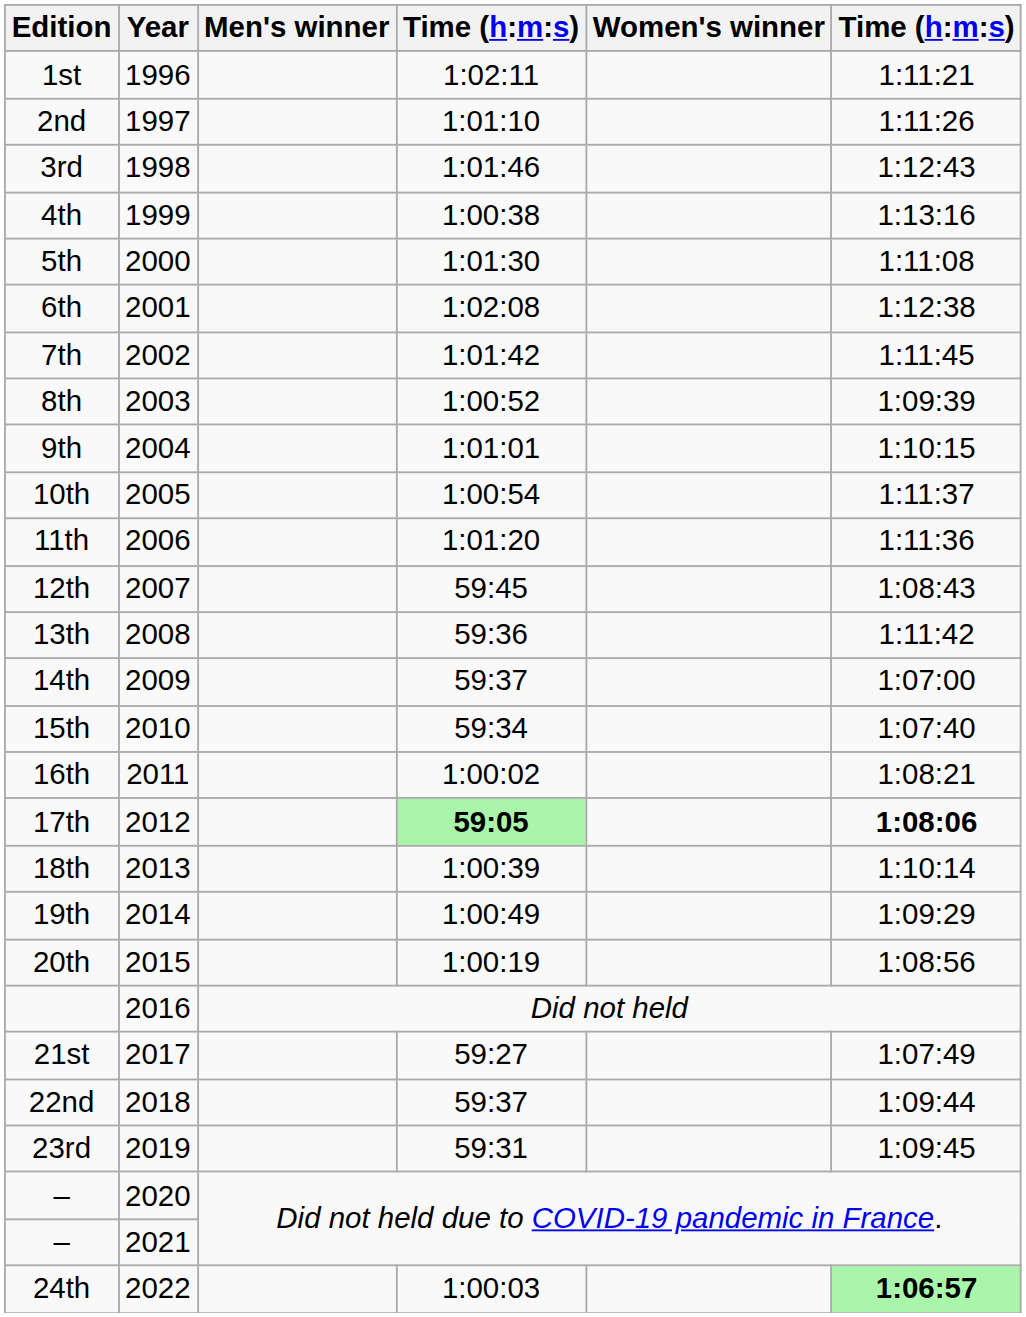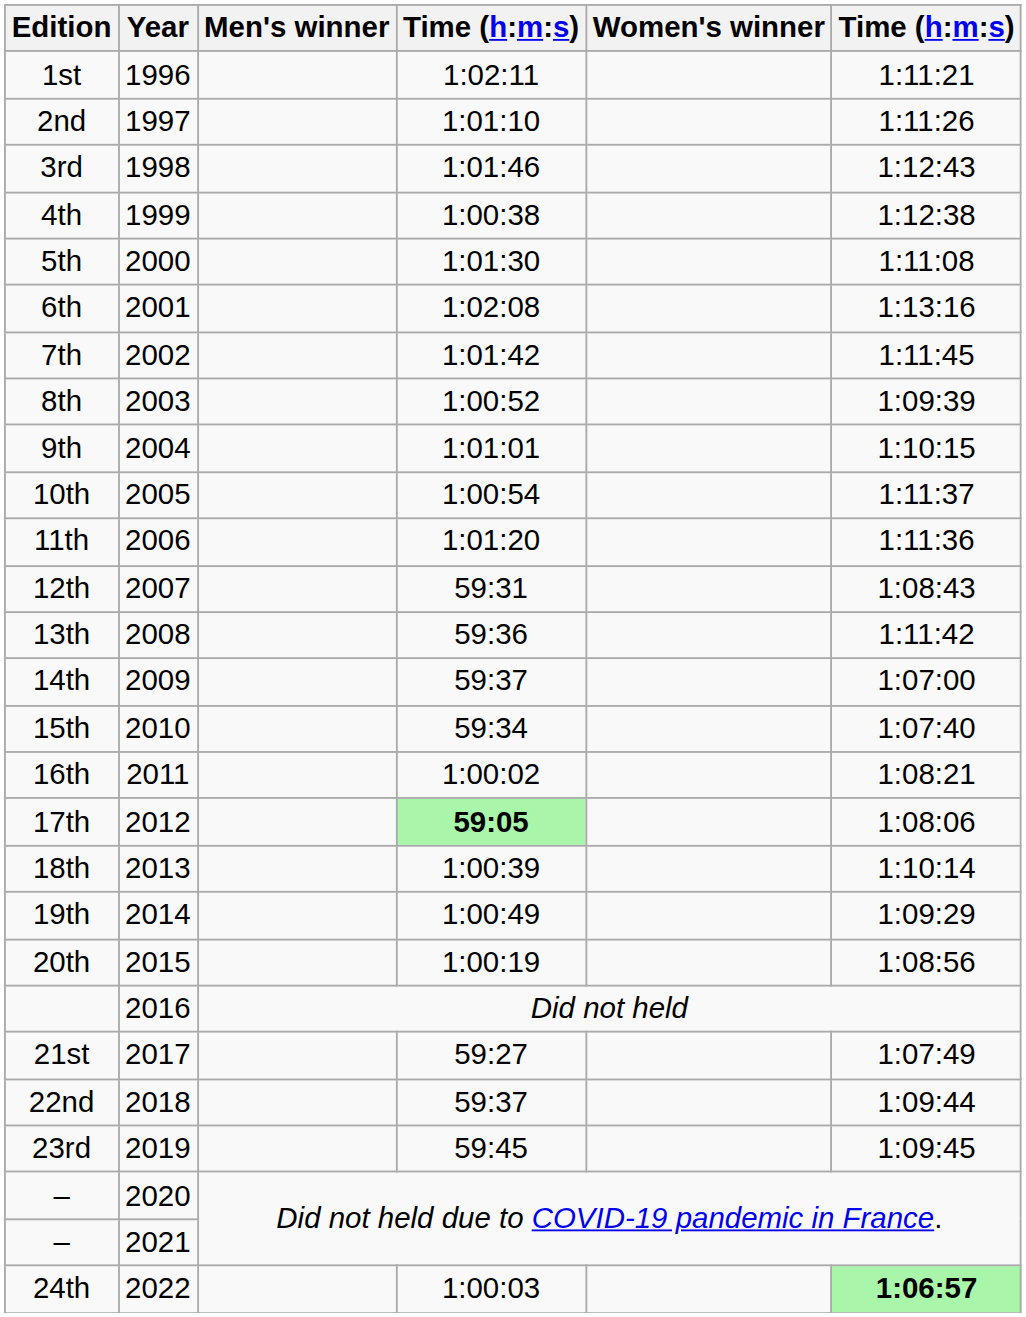(927, 214) 1:13:16 -> (927, 214) 1:12:38
(927, 307) 1:12:38 -> (927, 307) 1:13:16
(491, 588) 59:45 -> (491, 588) 59:31
(927, 821) bold -> (927, 821) normal
(491, 1148) 59:31 -> (491, 1148) 59:45
